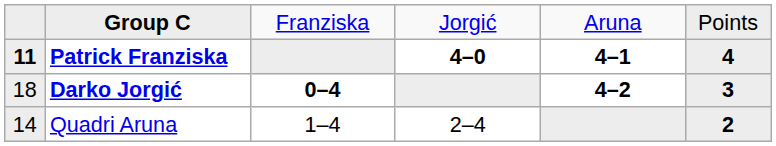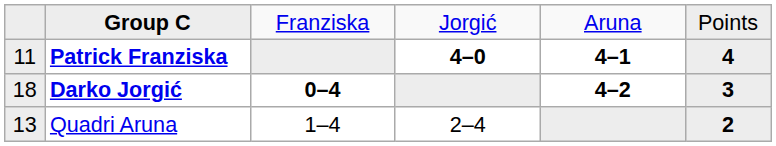(25, 56) bold -> (25, 56) normal
(25, 125) 14 -> (25, 125) 13
